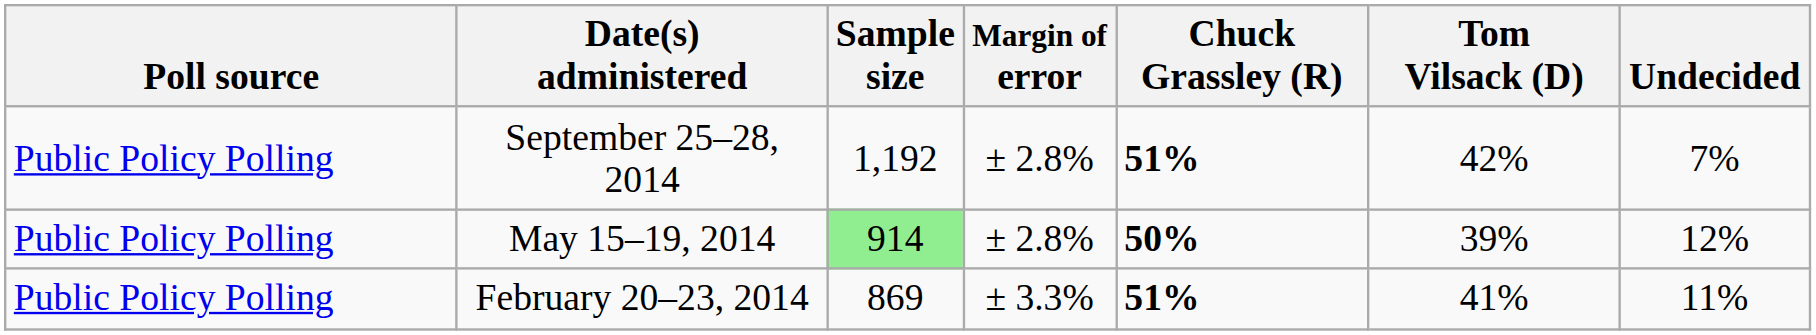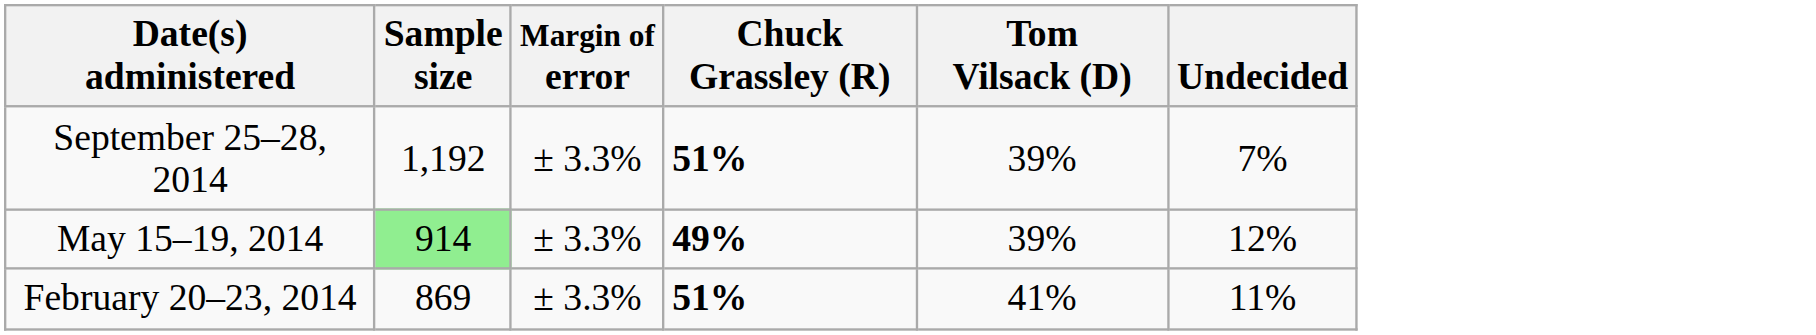- column: (231, 76)
(1040, 157) ± 2.8% -> (587, 157) ± 3.3%
(1494, 157) 42% -> (1042, 157) 39%
(1040, 238) ± 2.8% -> (587, 238) ± 3.3%
(1162, 238) 50% -> (710, 238) 49%
